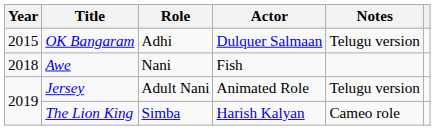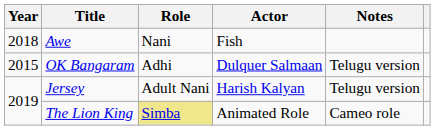rows swapped: (90, 40) <-> (58, 64)
(263, 88) Animated Role -> (261, 88) Harish Kalyan
(161, 112) no background -> (161, 112) khaki background
(261, 112) Harish Kalyan -> (263, 112) Animated Role
